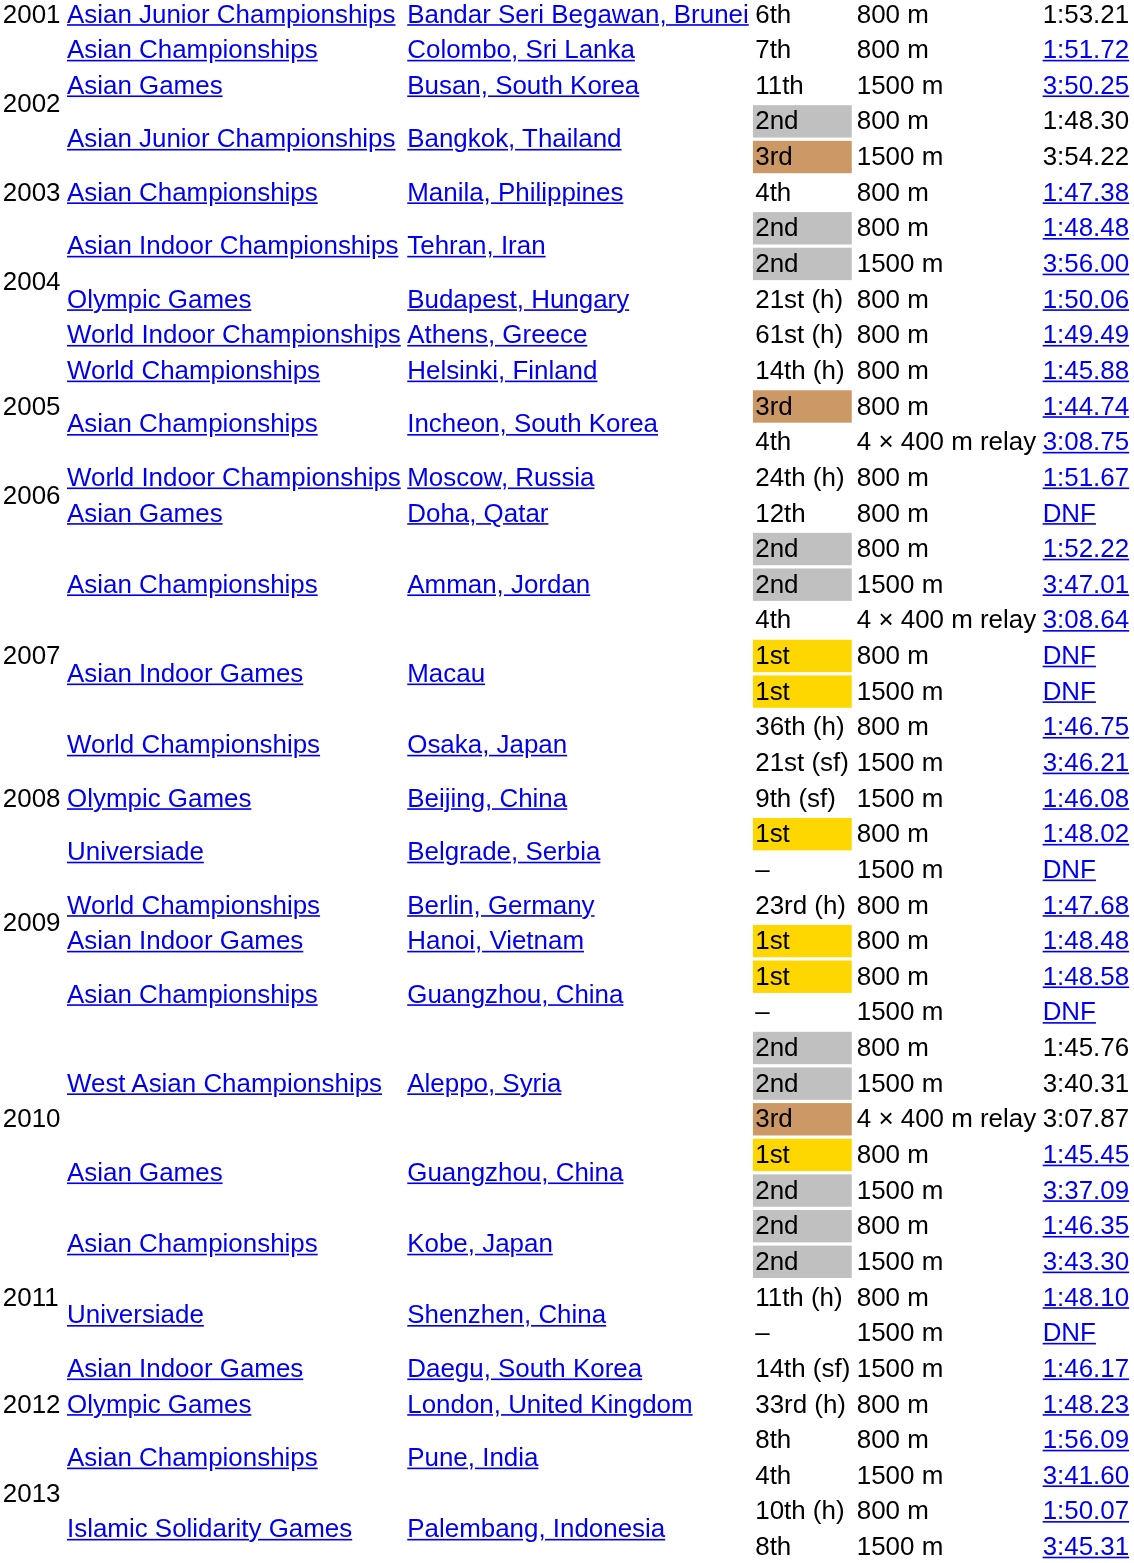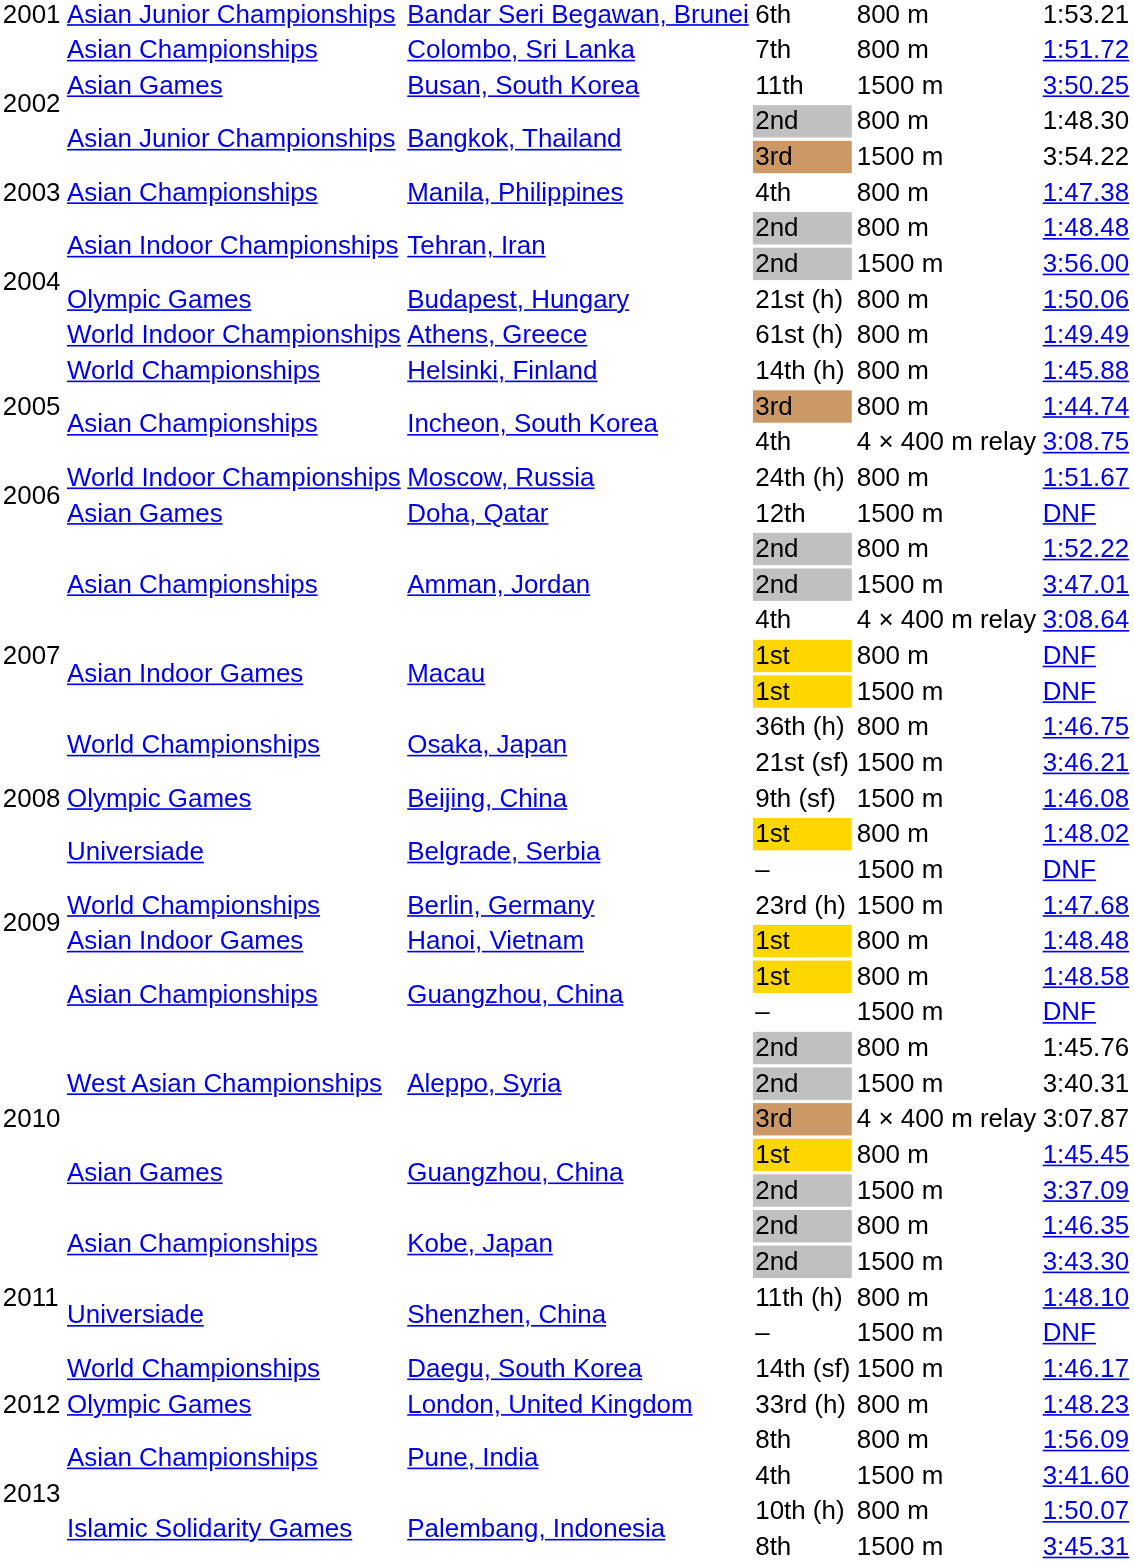(893, 513) 800 m -> (900, 513) 1500 m
(893, 905) 800 m -> (900, 905) 1500 m
(185, 1368) Asian Indoor Games -> (194, 1368) World Championships
